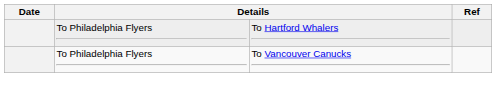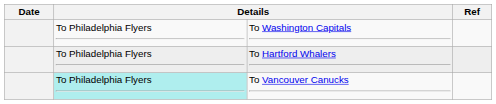+ row: (350, 31)
(152, 57) no background -> (150, 83) paleturquoise background
